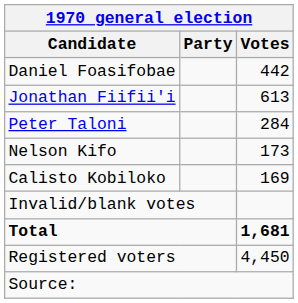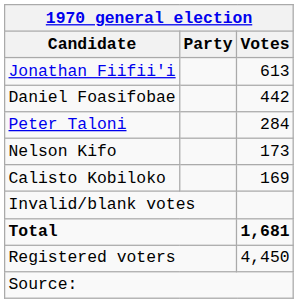rows swapped: (92, 98) <-> (92, 71)
